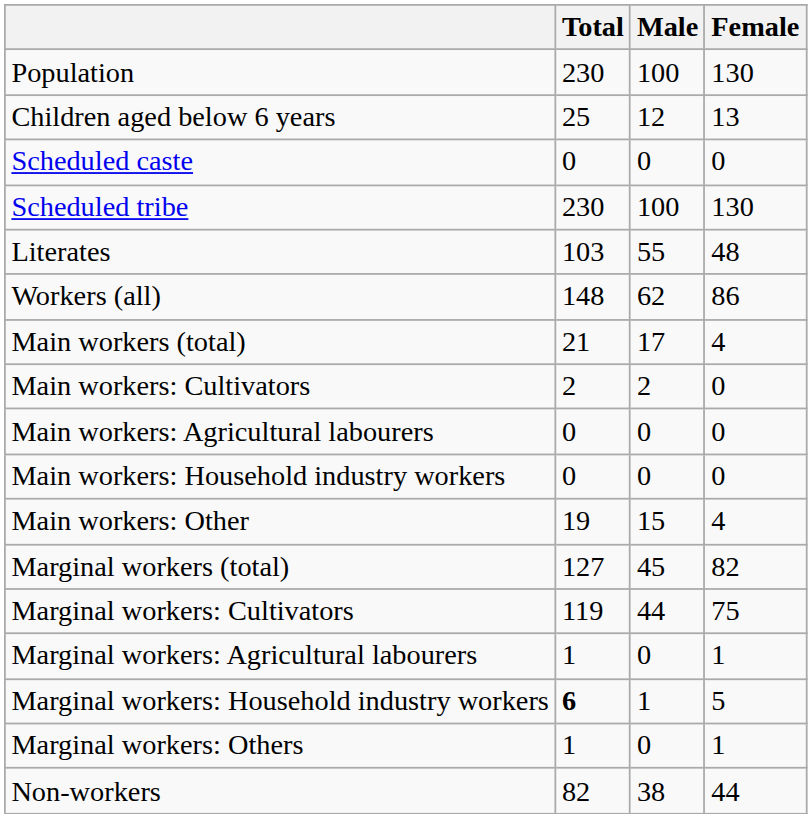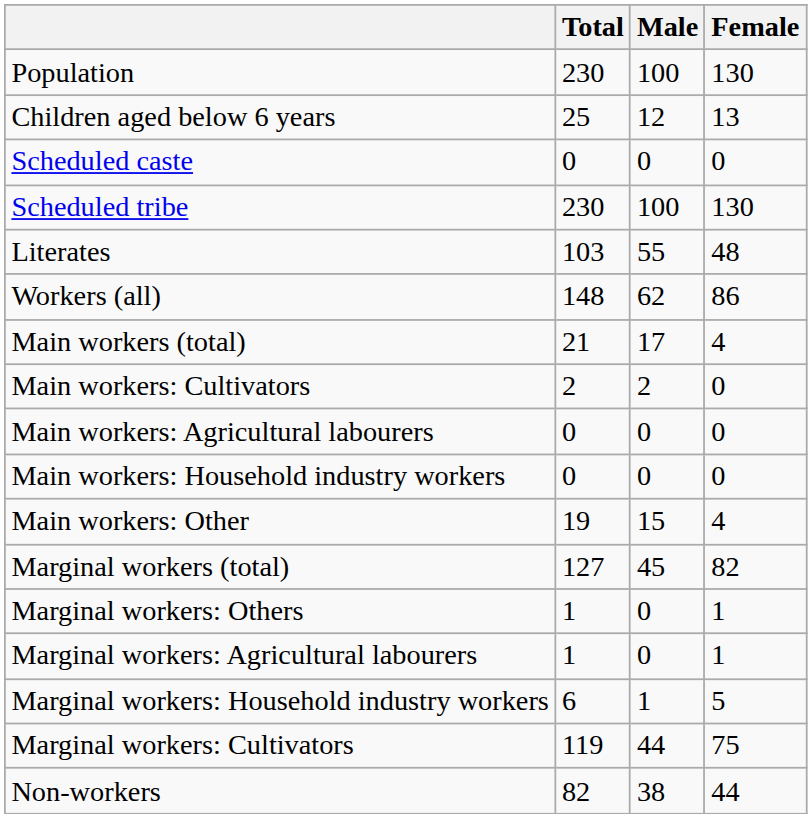rows swapped: (183, 610) <-> (157, 745)
(569, 700) bold -> (569, 700) normal
